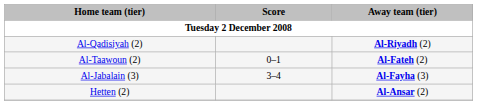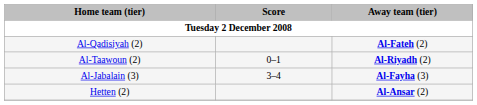(402, 44) Al-Riyadh (2) -> (402, 44) Al-Fateh (2)
(402, 60) Al-Fateh (2) -> (402, 60) Al-Riyadh (2)
